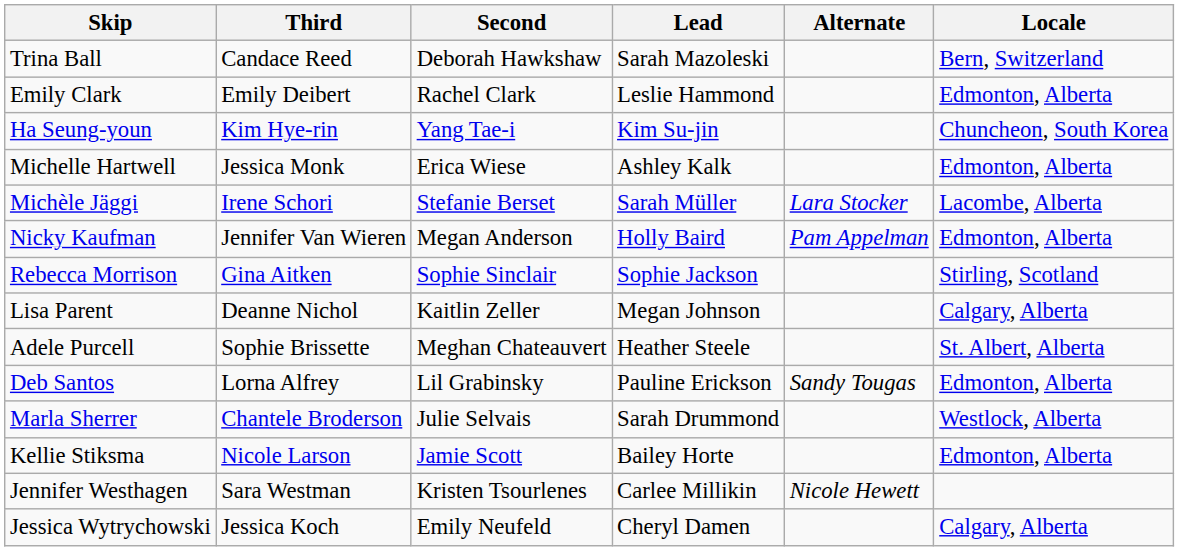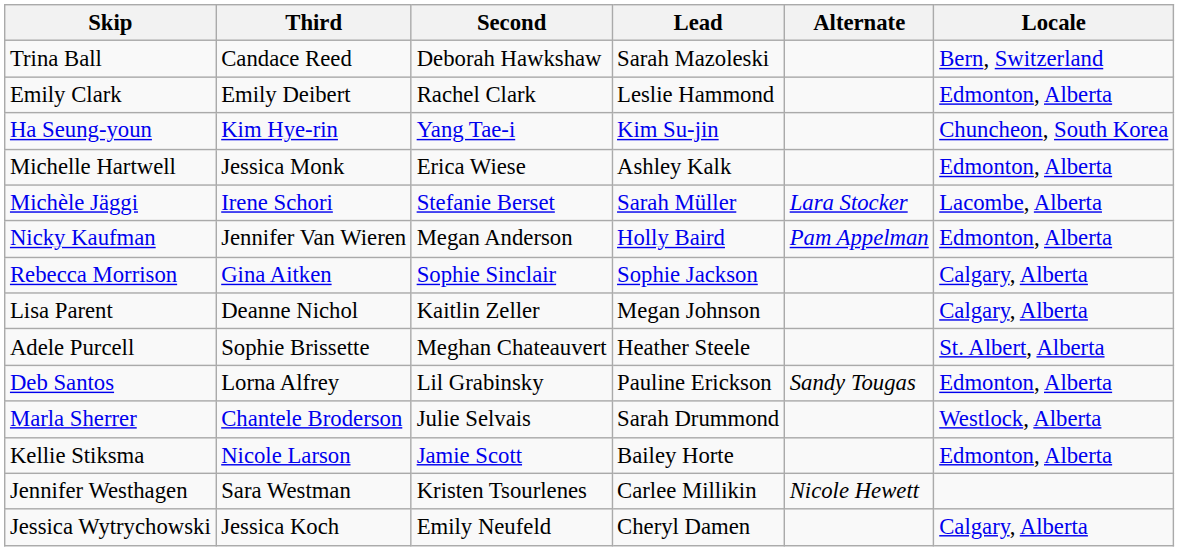(1019, 274) Stirling, Scotland -> (1014, 274) Calgary, Alberta
